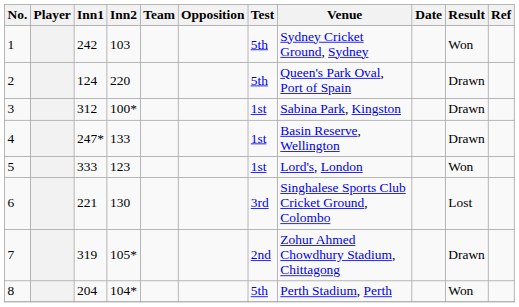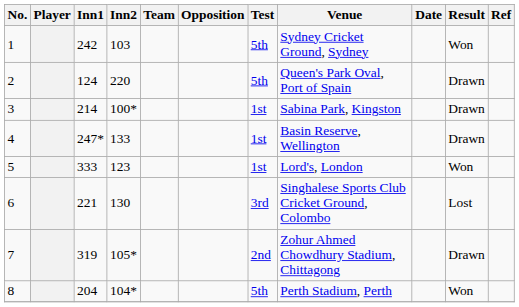(87, 109) 312 -> (87, 109) 214
